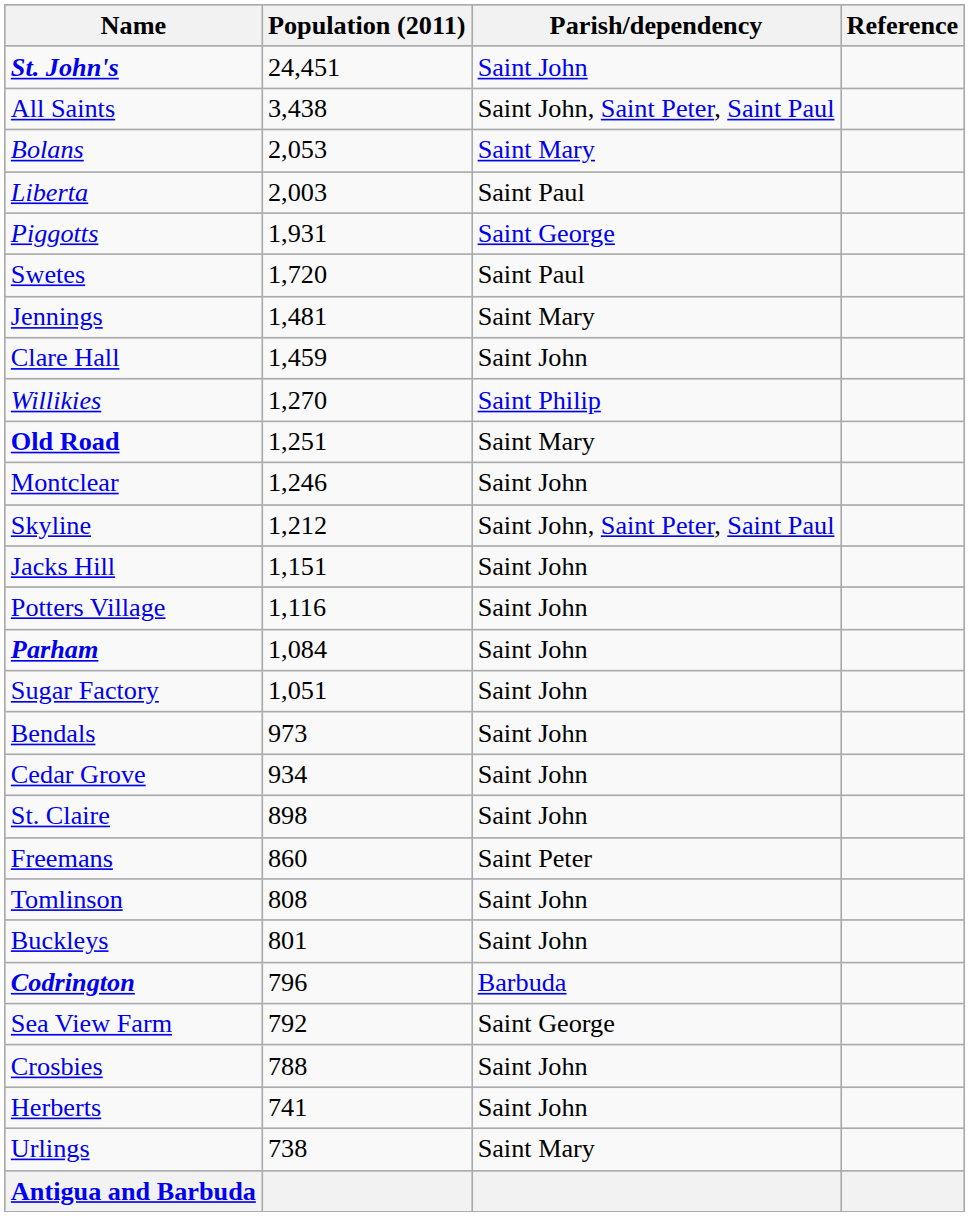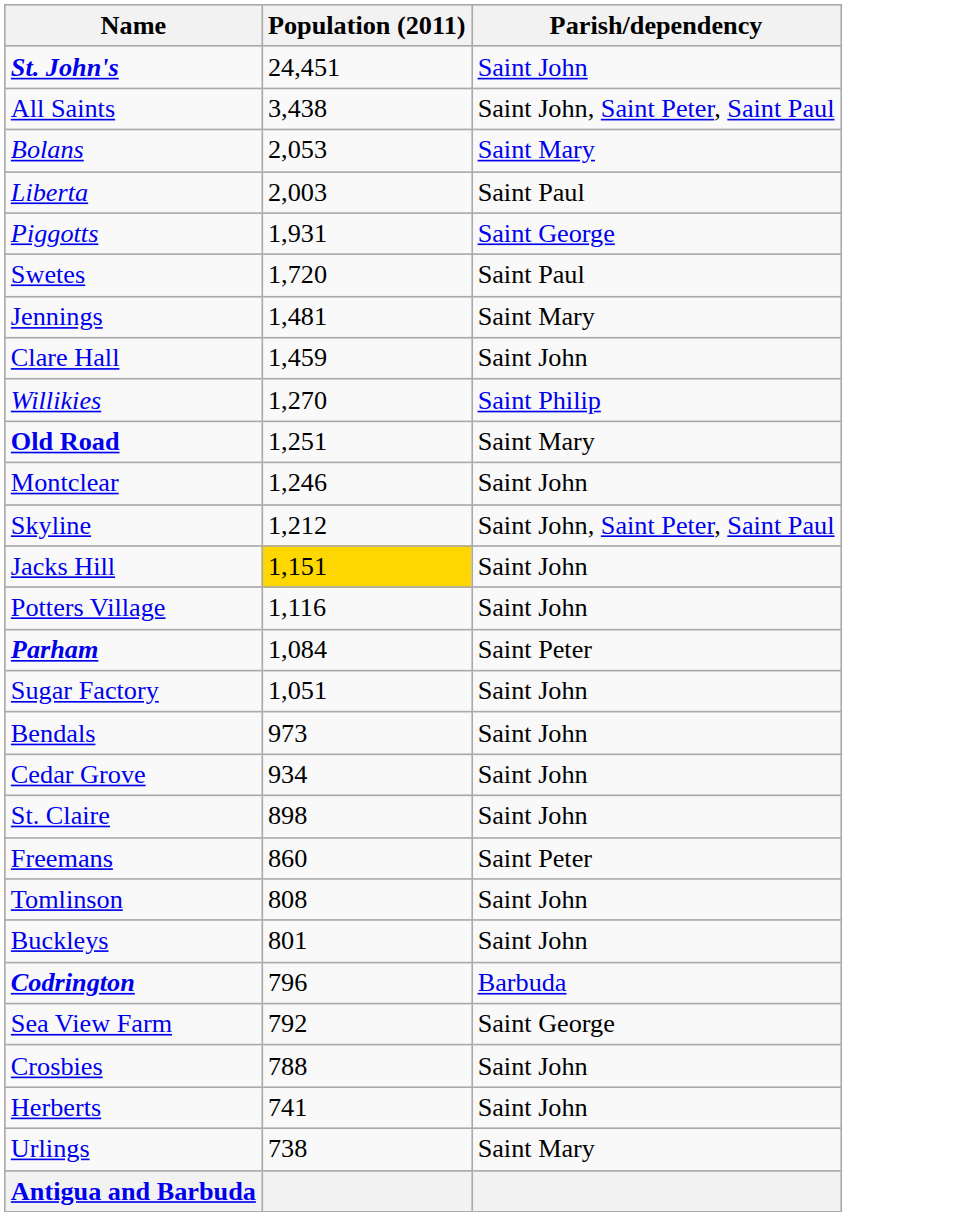- column: (902, 25)
(297, 566) no background -> (297, 566) gold background
(533, 649) Saint John -> (535, 649) Saint Peter
